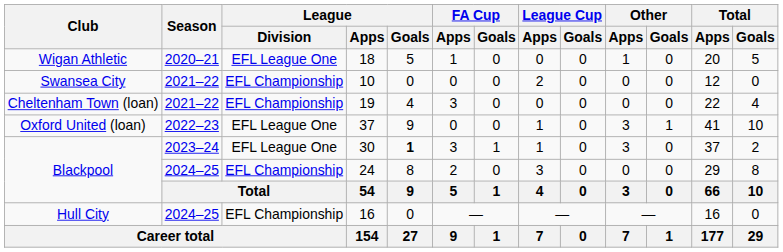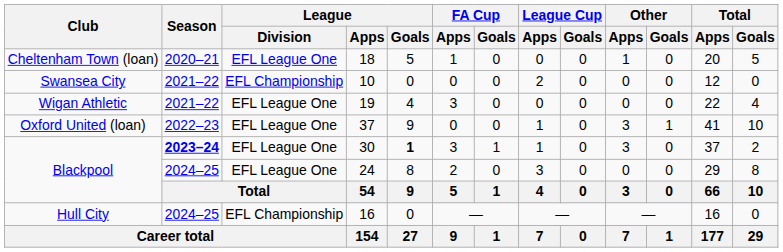(83, 59) Wigan Athletic -> (83, 59) Cheltenham Town (loan)
(83, 103) Cheltenham Town (loan) -> (83, 103) Wigan Athletic
(284, 103) EFL Championship -> (284, 103) EFL League One
(192, 147) normal -> (192, 147) bold
(284, 170) EFL Championship -> (284, 170) EFL League One
